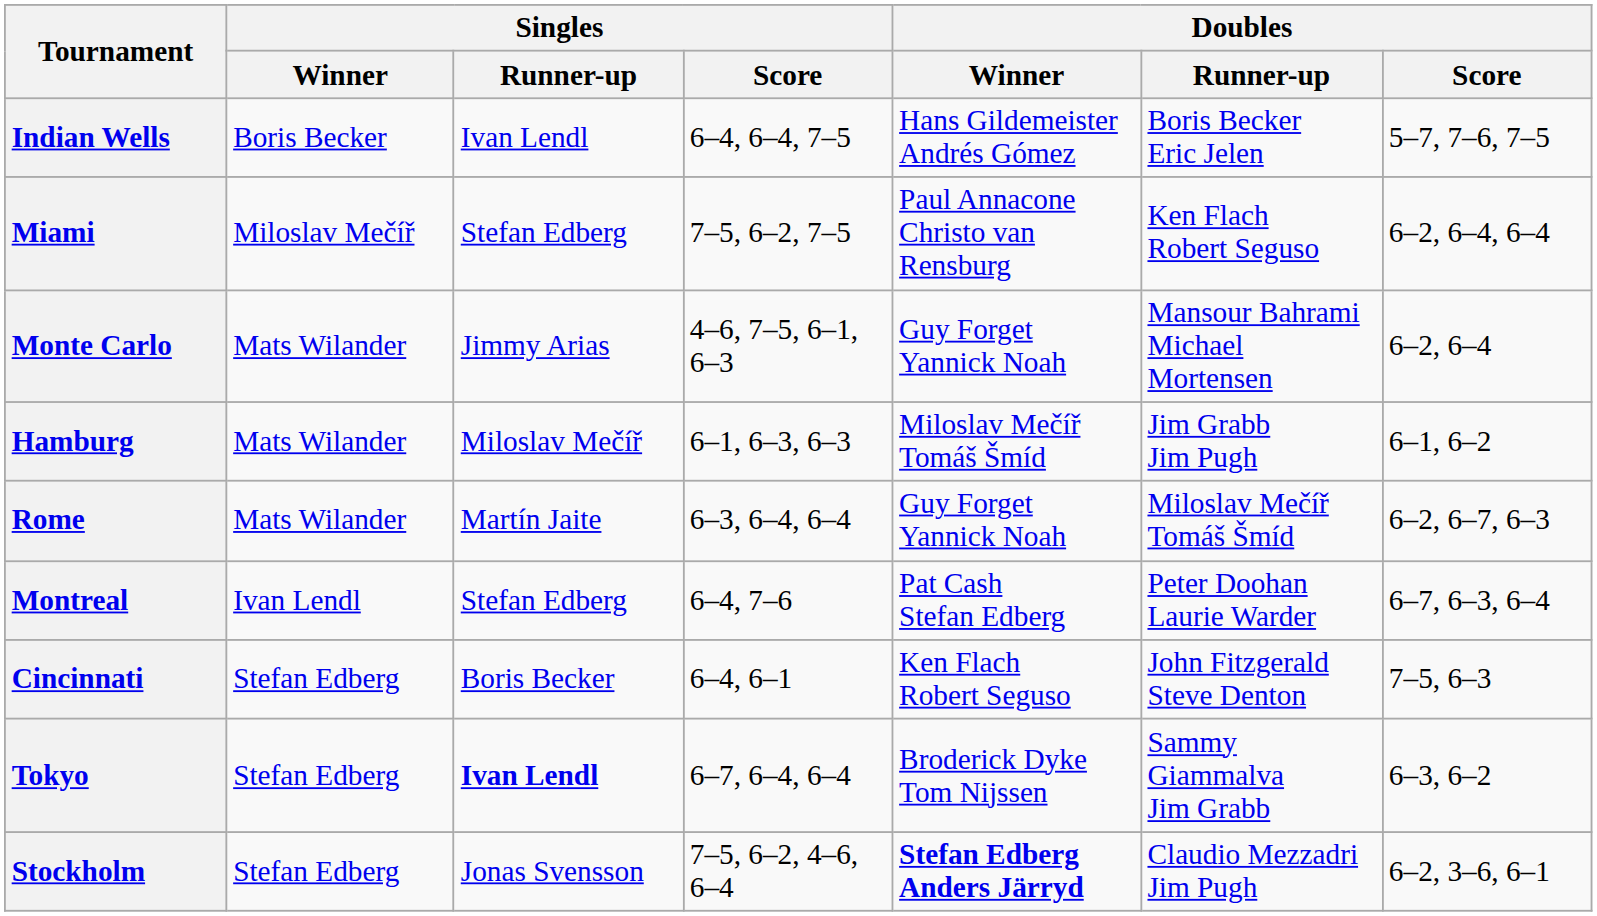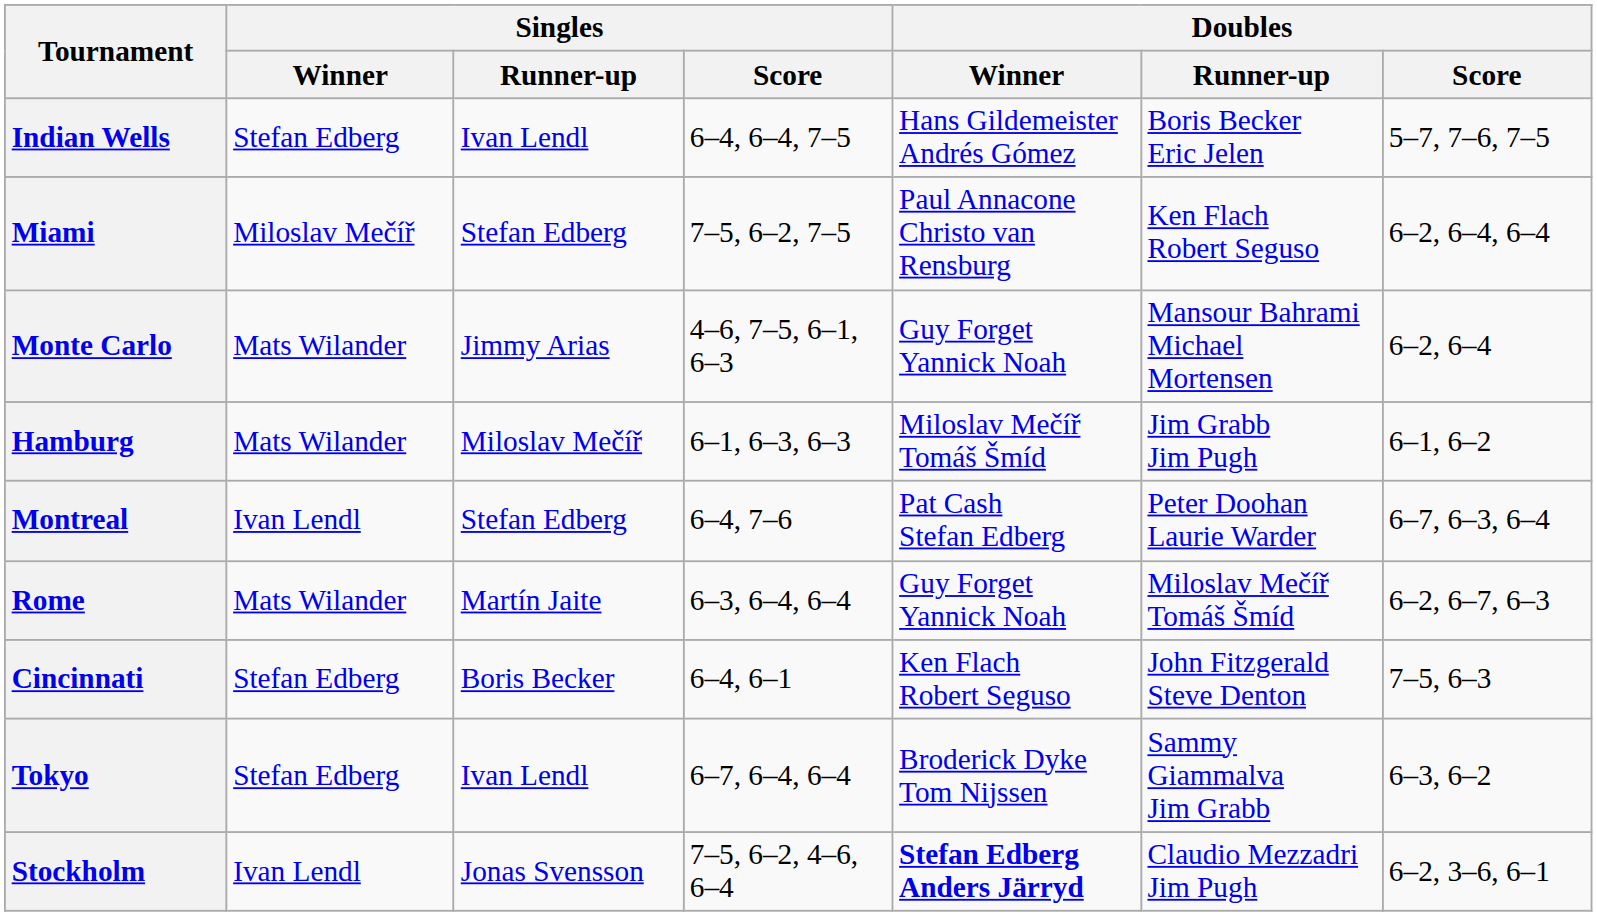(310, 137) Boris Becker -> (316, 137) Stefan Edberg
rows swapped: (48, 520) <-> (70, 599)
(530, 775) bold -> (525, 775) normal
(316, 870) Stefan Edberg -> (297, 870) Ivan Lendl
